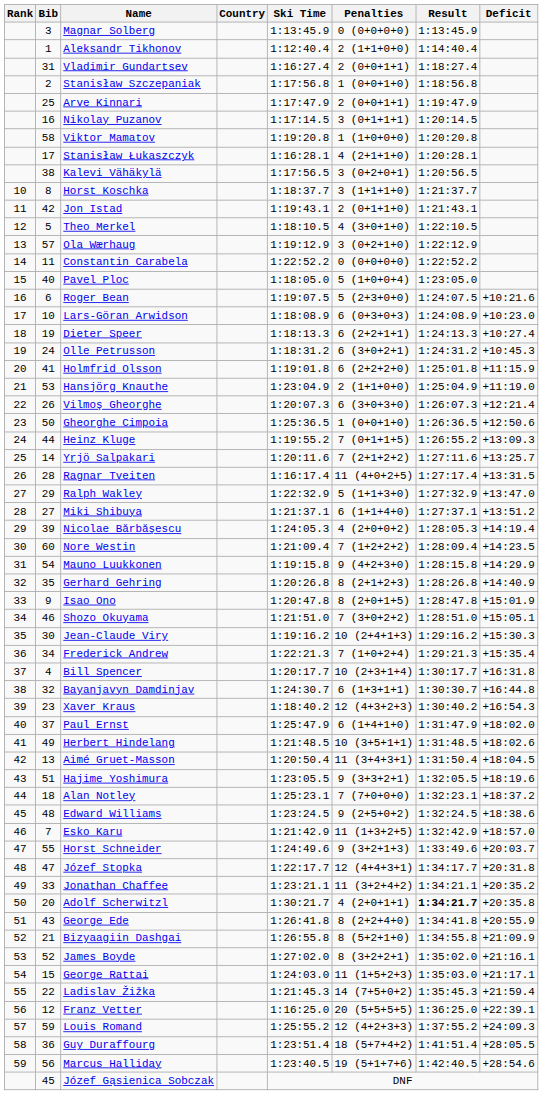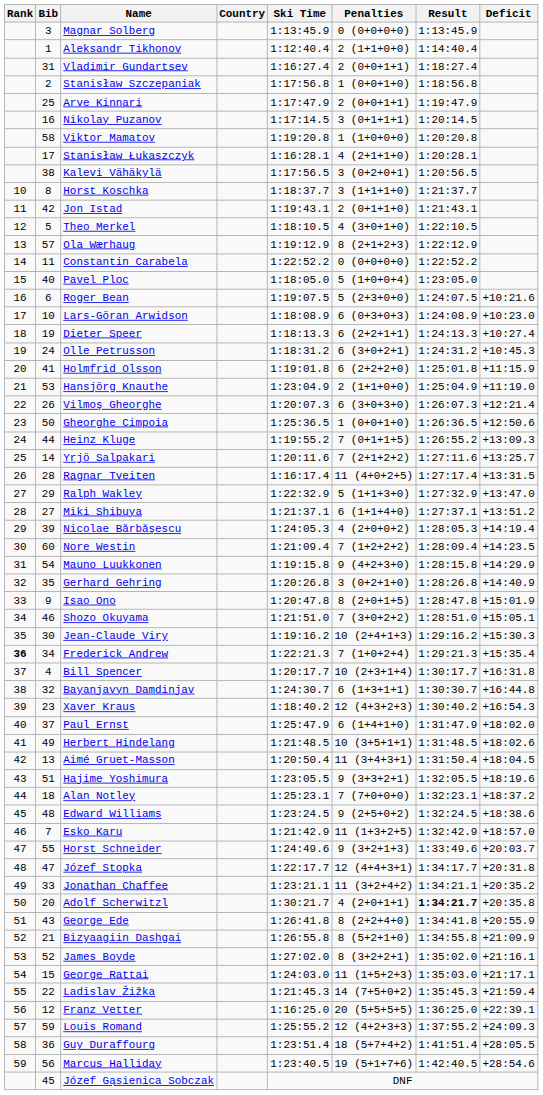(374, 245) 3 (0+2+1+0) -> (374, 245) 8 (2+1+2+3)
(374, 583) 8 (2+1+2+3) -> (374, 583) 3 (0+2+1+0)
(20, 654) normal -> (20, 654) bold
